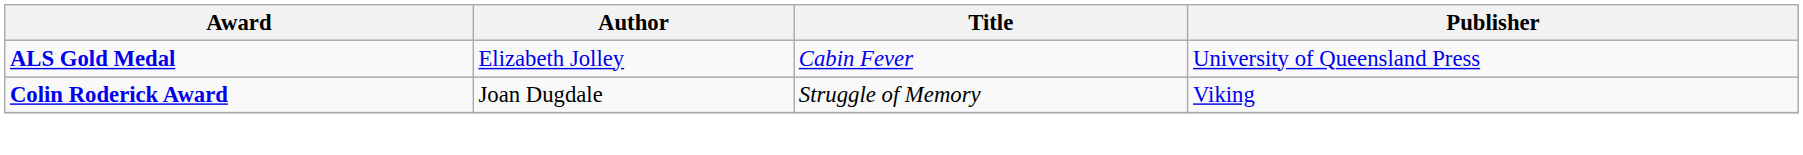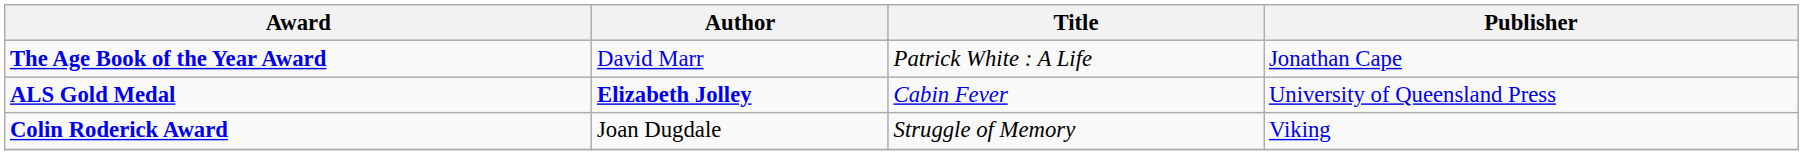+ row: (168, 58)
(551, 58) normal -> (674, 94) bold
